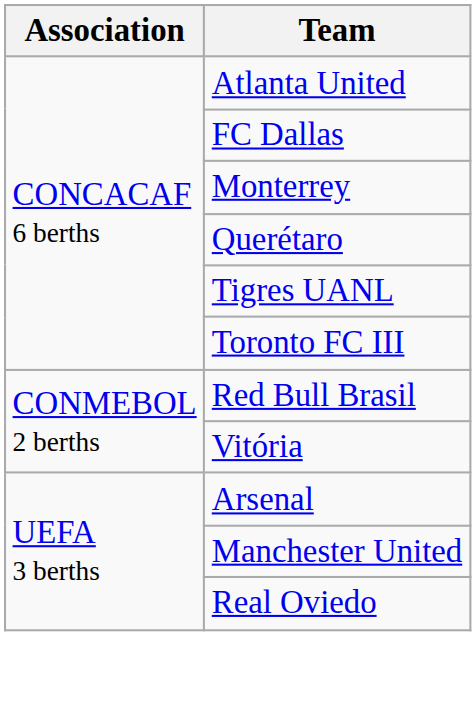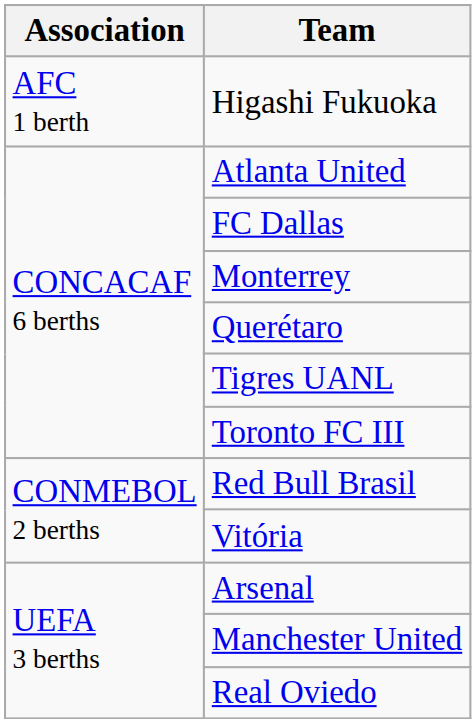+ row: (324, 100)
